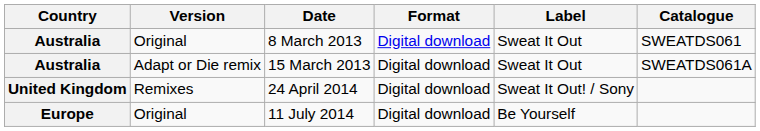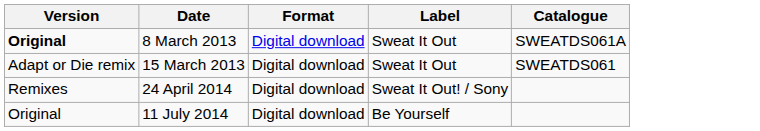- column: (67, 16)
(160, 41) normal -> (37, 41) bold
(691, 41) SWEATDS061 -> (571, 41) SWEATDS061A
(696, 65) SWEATDS061A -> (566, 65) SWEATDS061
